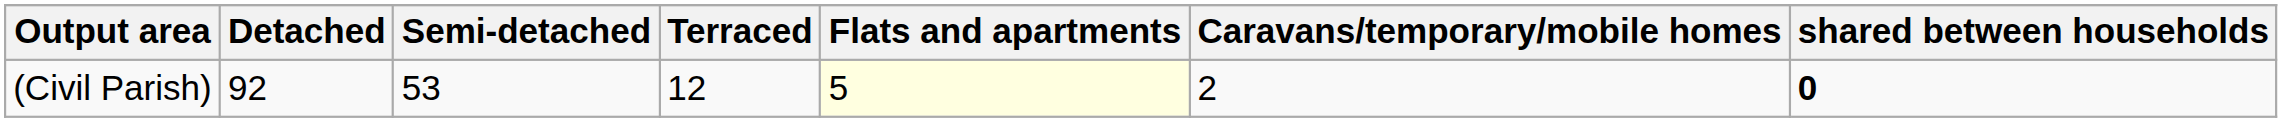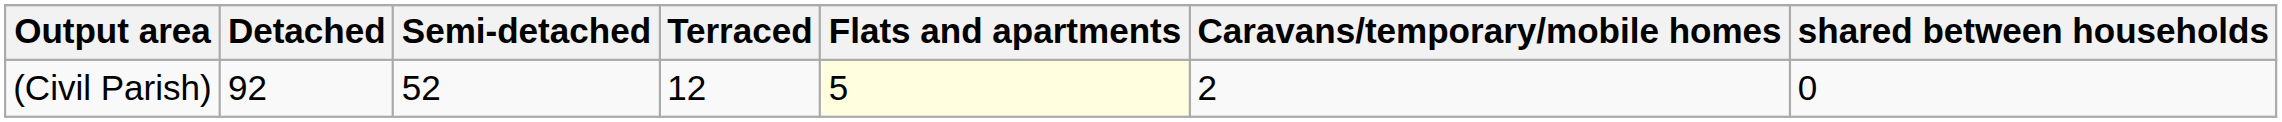(421, 87) 53 -> (421, 87) 52
(1807, 87) bold -> (1807, 87) normal
